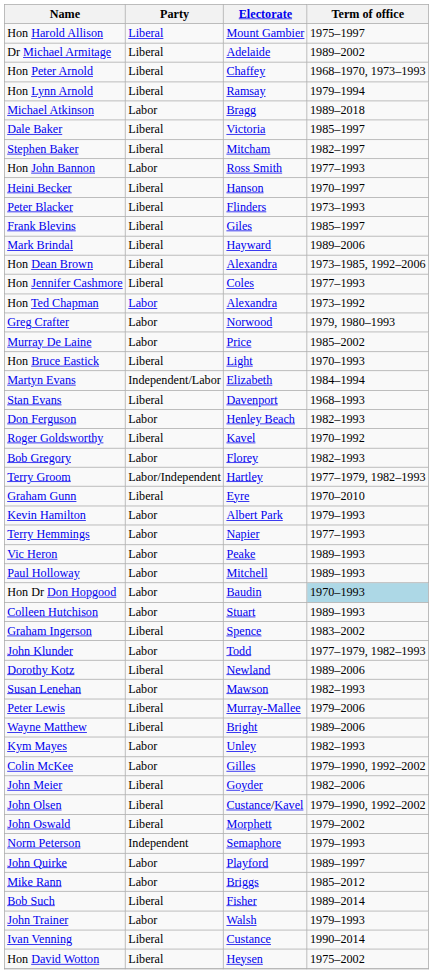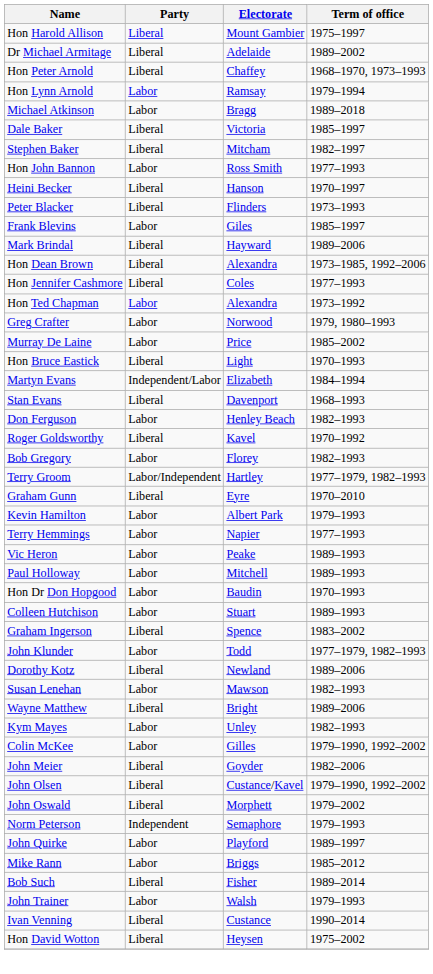(146, 91) Liberal -> (143, 91) Labor
(146, 226) Liberal -> (143, 226) Labor
(337, 592) lightblue background -> (337, 592) no background
- row: (36, 708)
